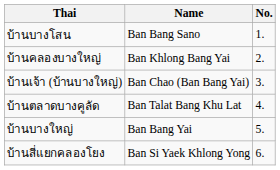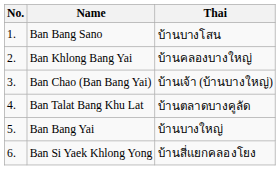columns swapped: (264, 13) <-> (65, 13)
